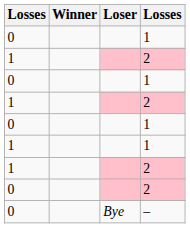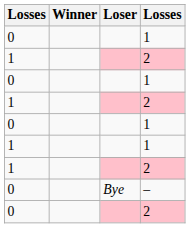rows swapped: (11, 189) <-> (11, 211)
